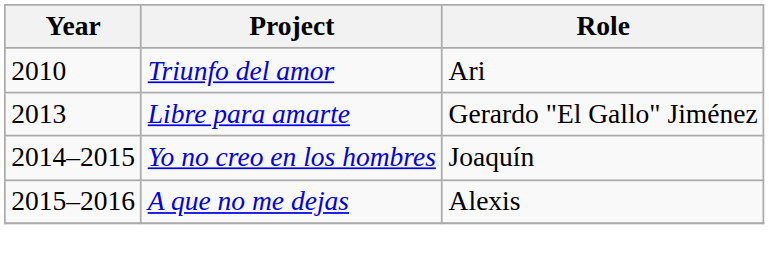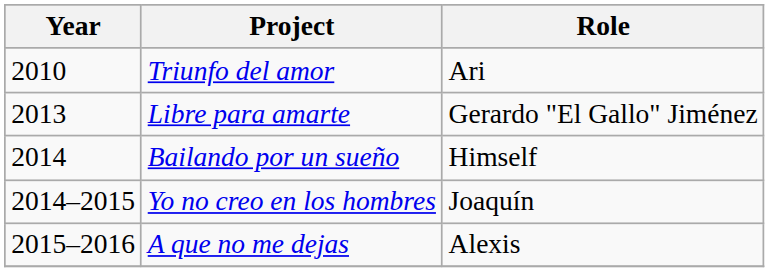+ row: (273, 157)
